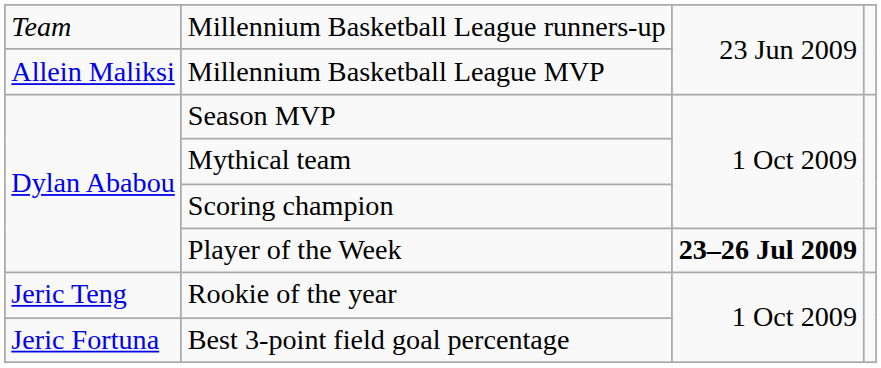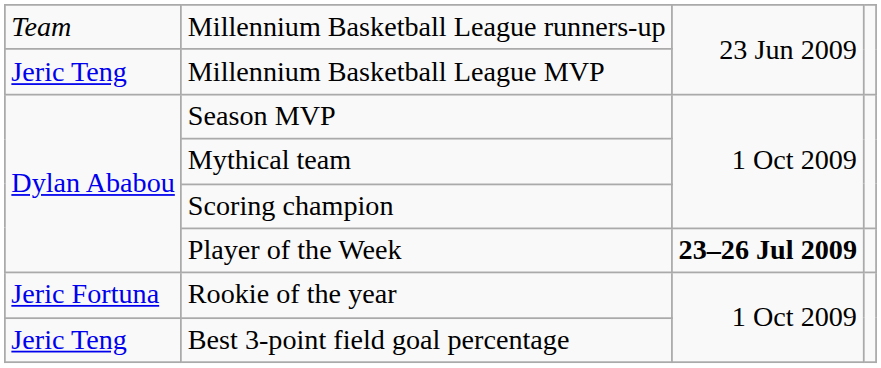(93, 71) Allein Maliksi -> (69, 71) Jeric Teng
(69, 294) Jeric Teng -> (85, 294) Jeric Fortuna
(85, 339) Jeric Fortuna -> (69, 339) Jeric Teng
